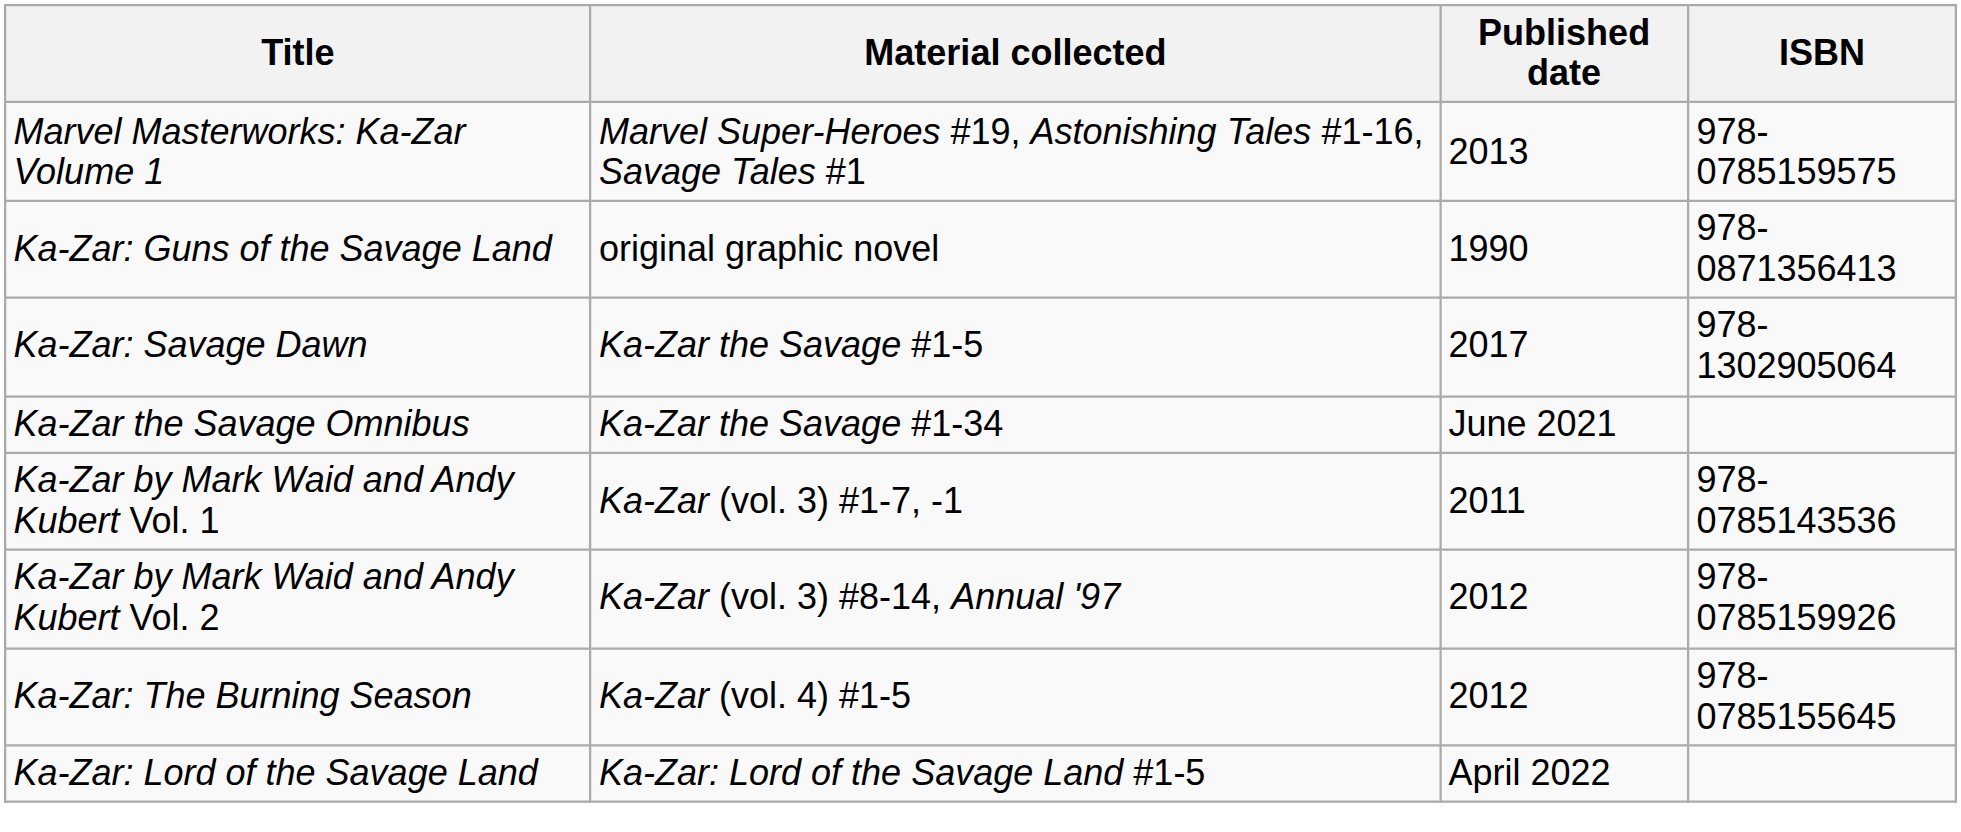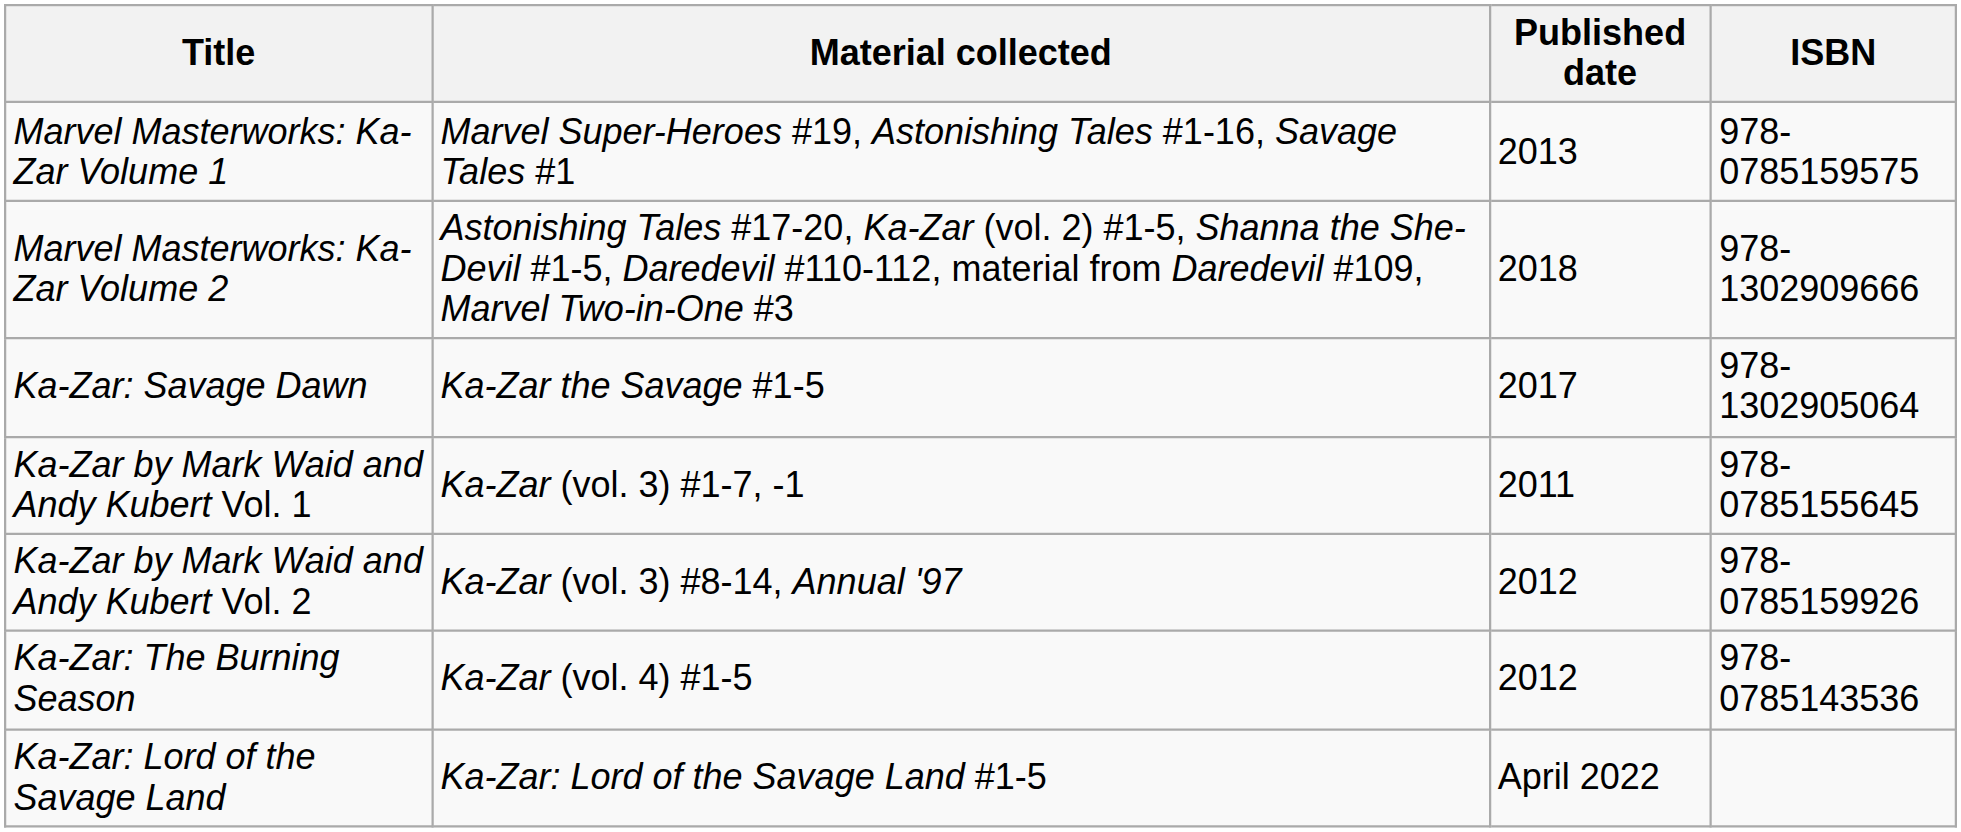+ row: (212, 268)
- row: (283, 248)
- row: (242, 423)
(1796, 500) 978-0785143536 -> (1819, 484) 978-0785155645
(1796, 695) 978-0785155645 -> (1819, 679) 978-0785143536
